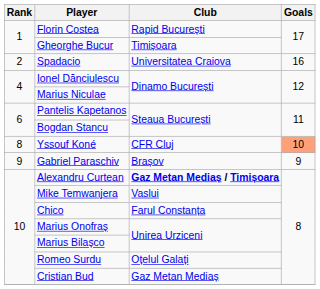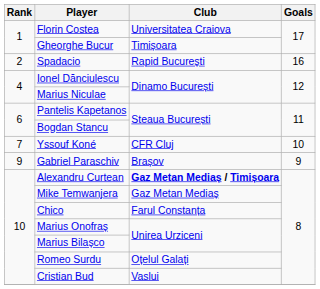(168, 29) Rapid București -> (181, 29) Universitatea Craiova
(181, 62) Universitatea Craiova -> (168, 62) Rapid București
(19, 144) 8 -> (19, 144) 7
(298, 144) lightsalmon background -> (298, 144) no background
(145, 194) Vaslui -> (175, 194) Gaz Metan Mediaș
(175, 276) Gaz Metan Mediaș -> (145, 276) Vaslui
